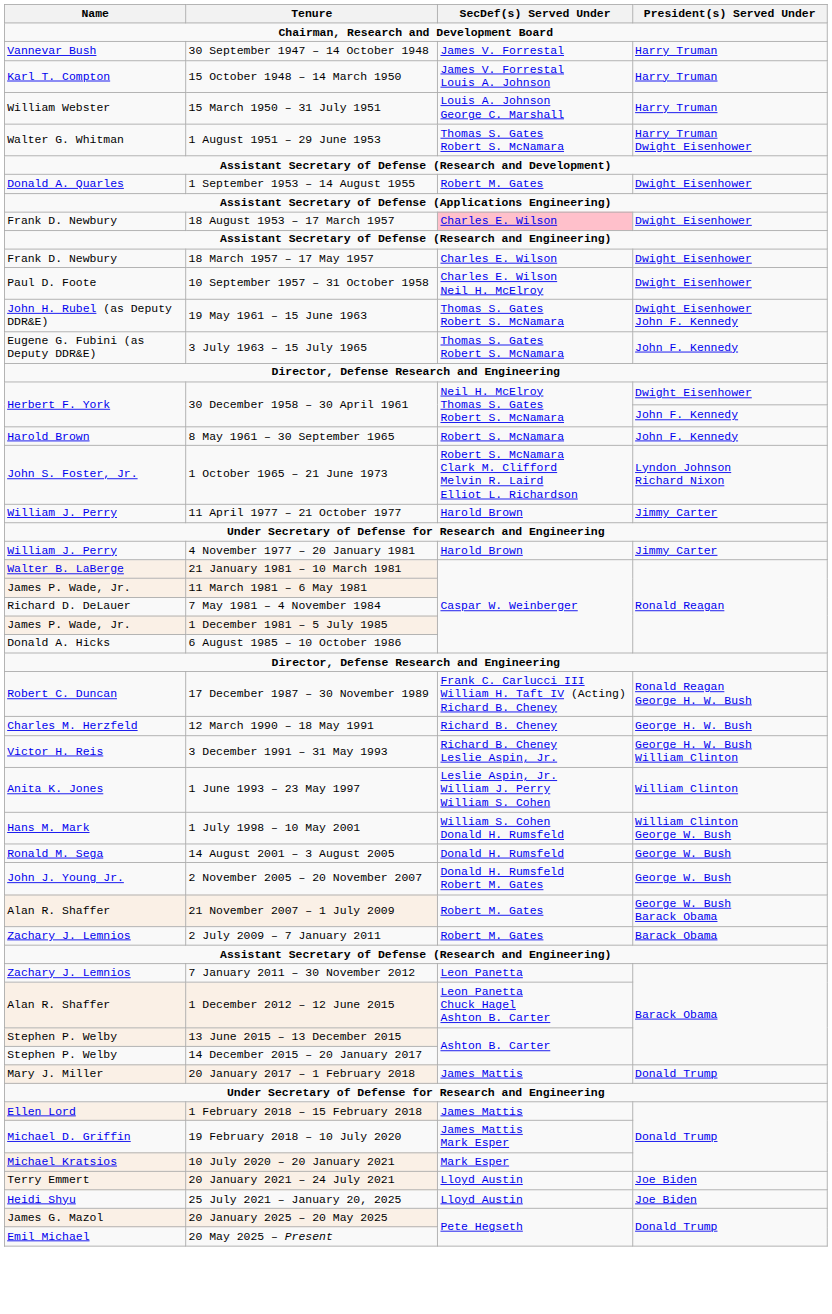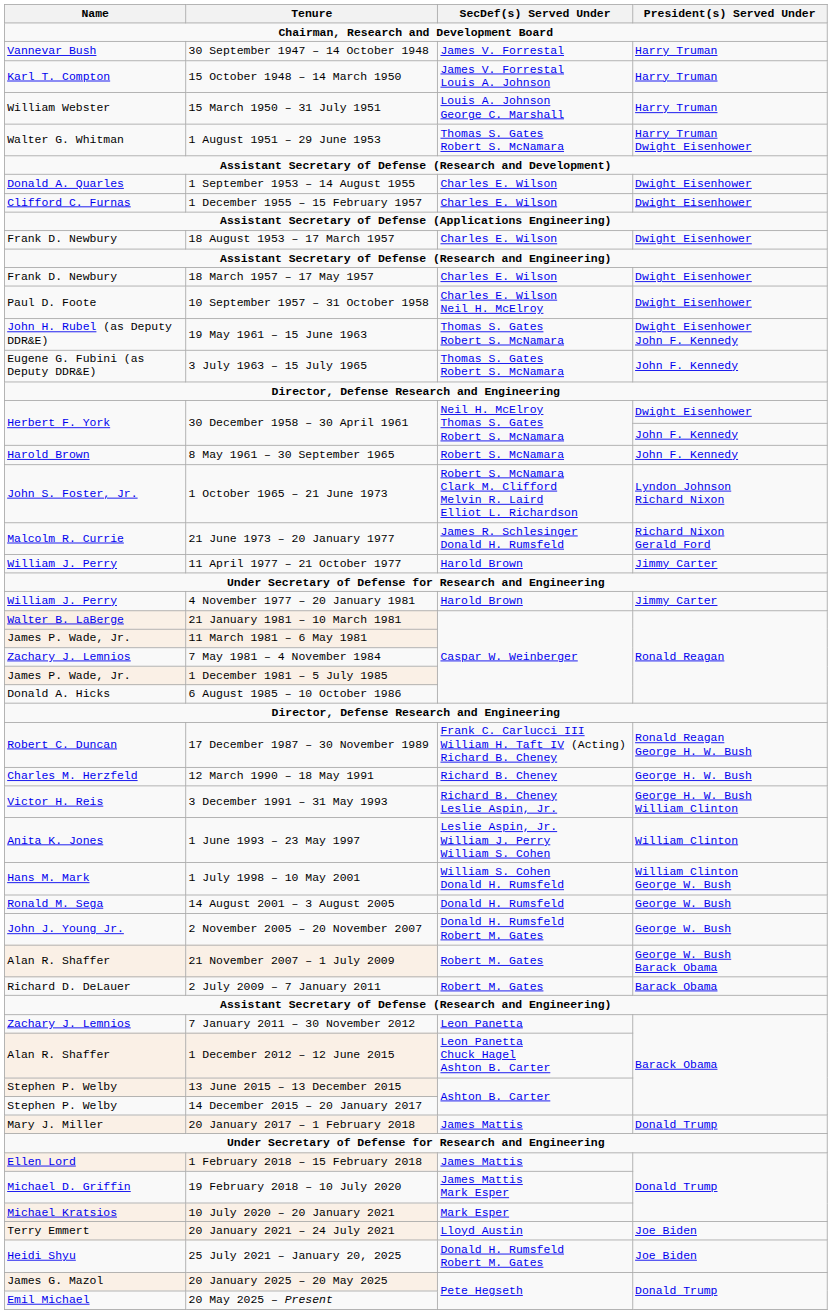(492, 184) Robert M. Gates -> (499, 184) Charles E. Wilson
+ row: (305, 203)
(499, 221) pink background -> (499, 240) no background
+ row: (292, 538)
(69, 606) Richard D. DeLauer -> (69, 657) Zachary J. Lemnios
(69, 936) Zachary J. Lemnios -> (69, 986) Richard D. DeLauer
(482, 1199) Lloyd Austin -> (502, 1256) Donald H. Rumsfeld Robert M. Gates
